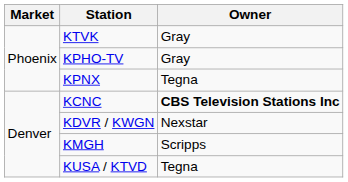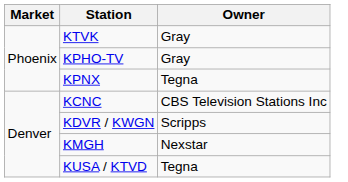(250, 101) bold -> (244, 101) normal
(184, 123) Nexstar -> (183, 123) Scripps
(183, 144) Scripps -> (184, 144) Nexstar
